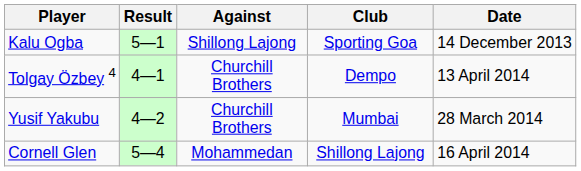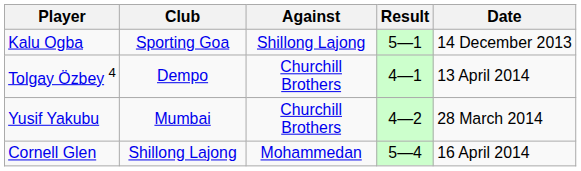columns swapped: (370, 17) <-> (148, 17)
